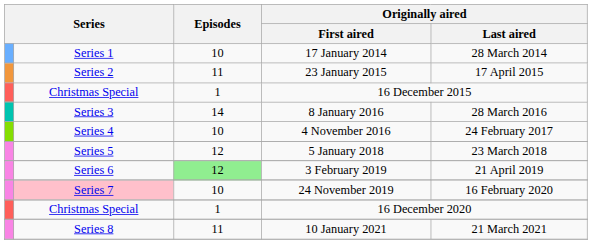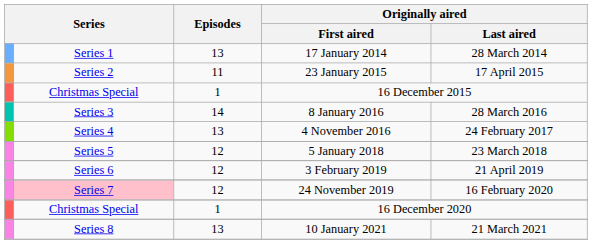(217, 53) 10 -> (217, 53) 13
(217, 131) 10 -> (217, 131) 13
(217, 170) lightgreen background -> (217, 170) no background
(217, 190) 10 -> (217, 190) 12
(217, 229) 11 -> (217, 229) 13
